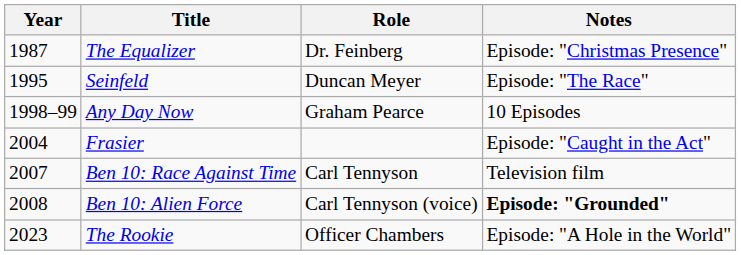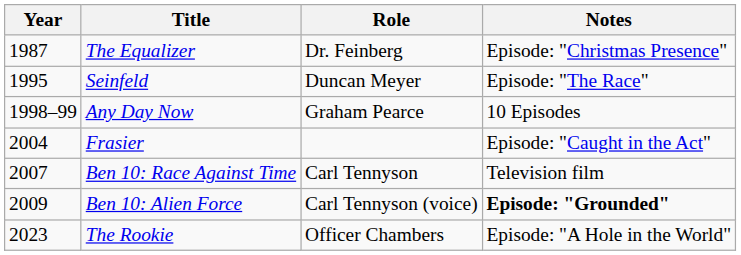(28, 204) 2008 -> (28, 204) 2009
